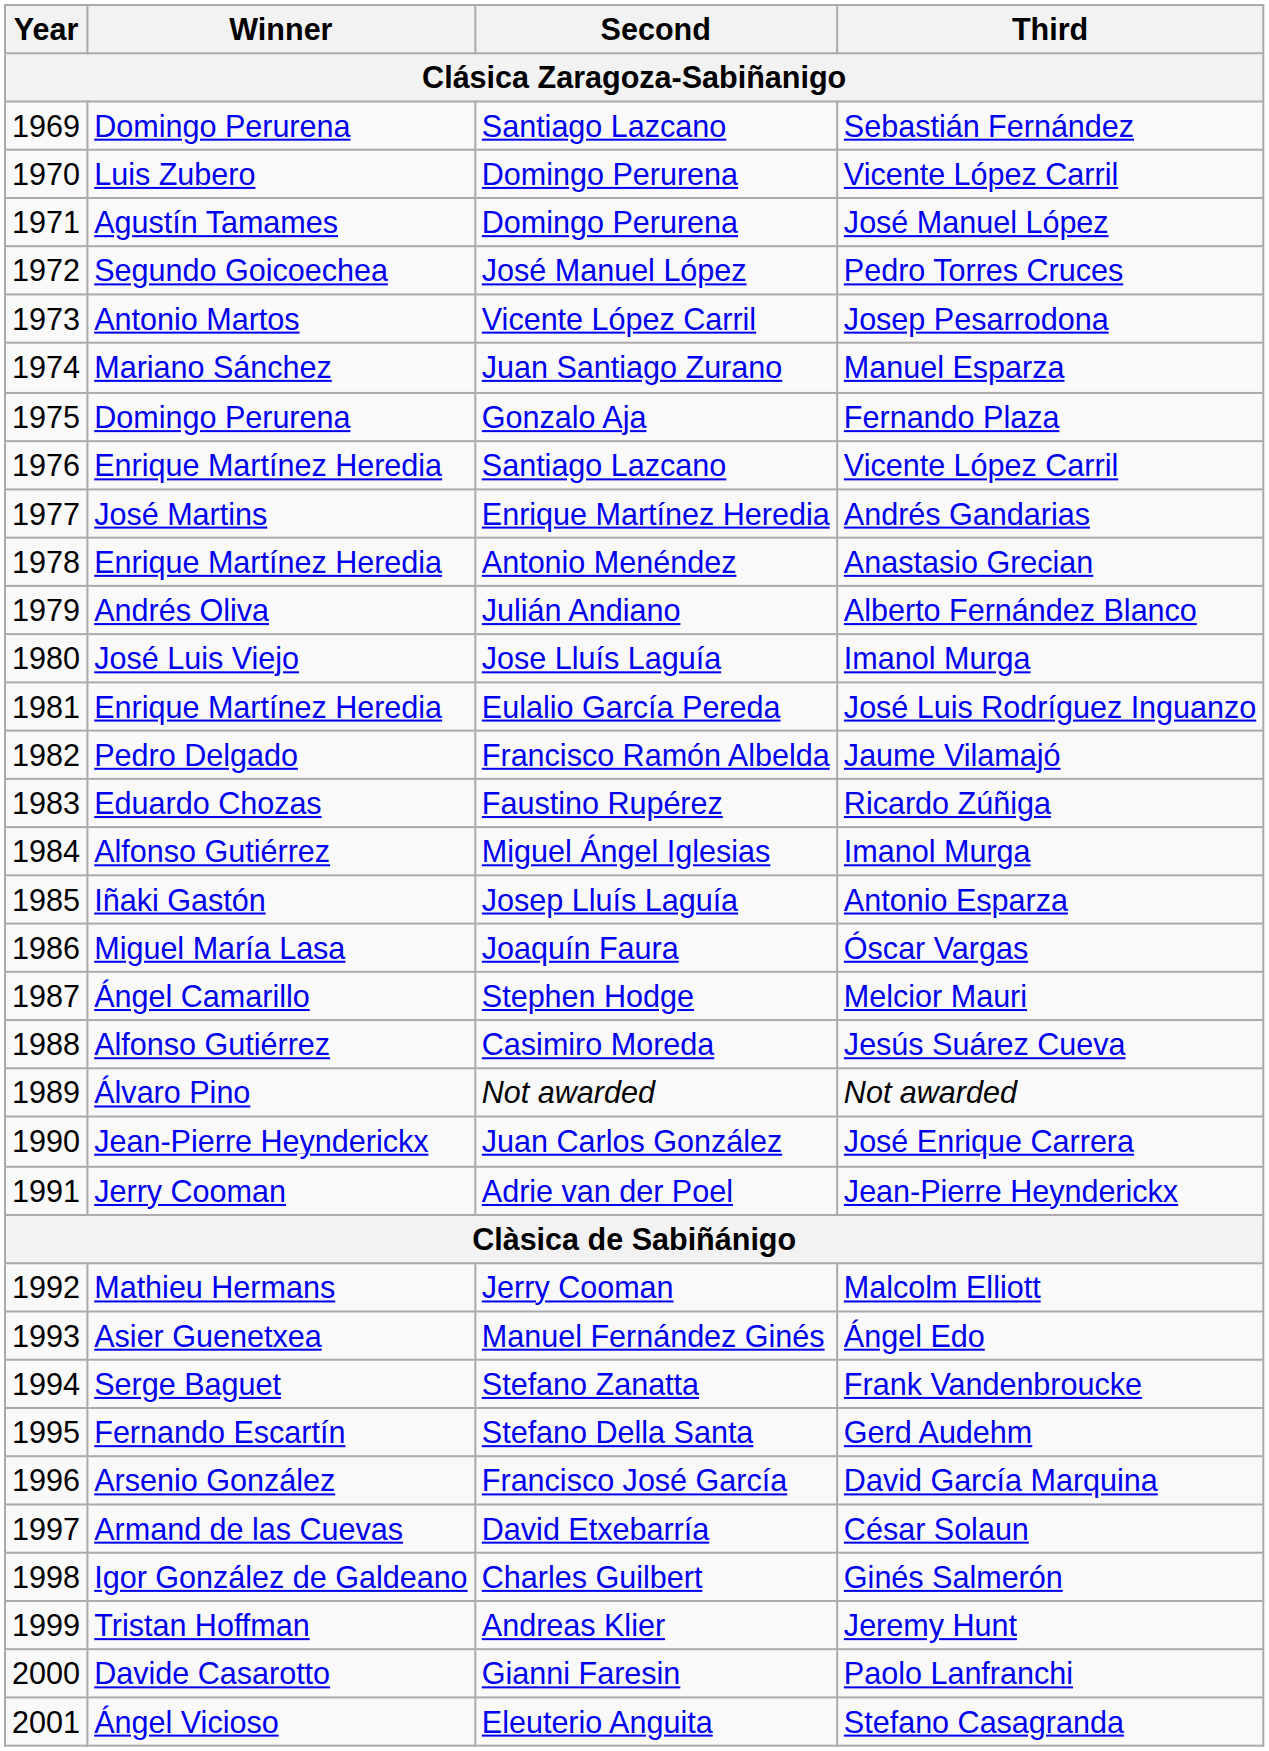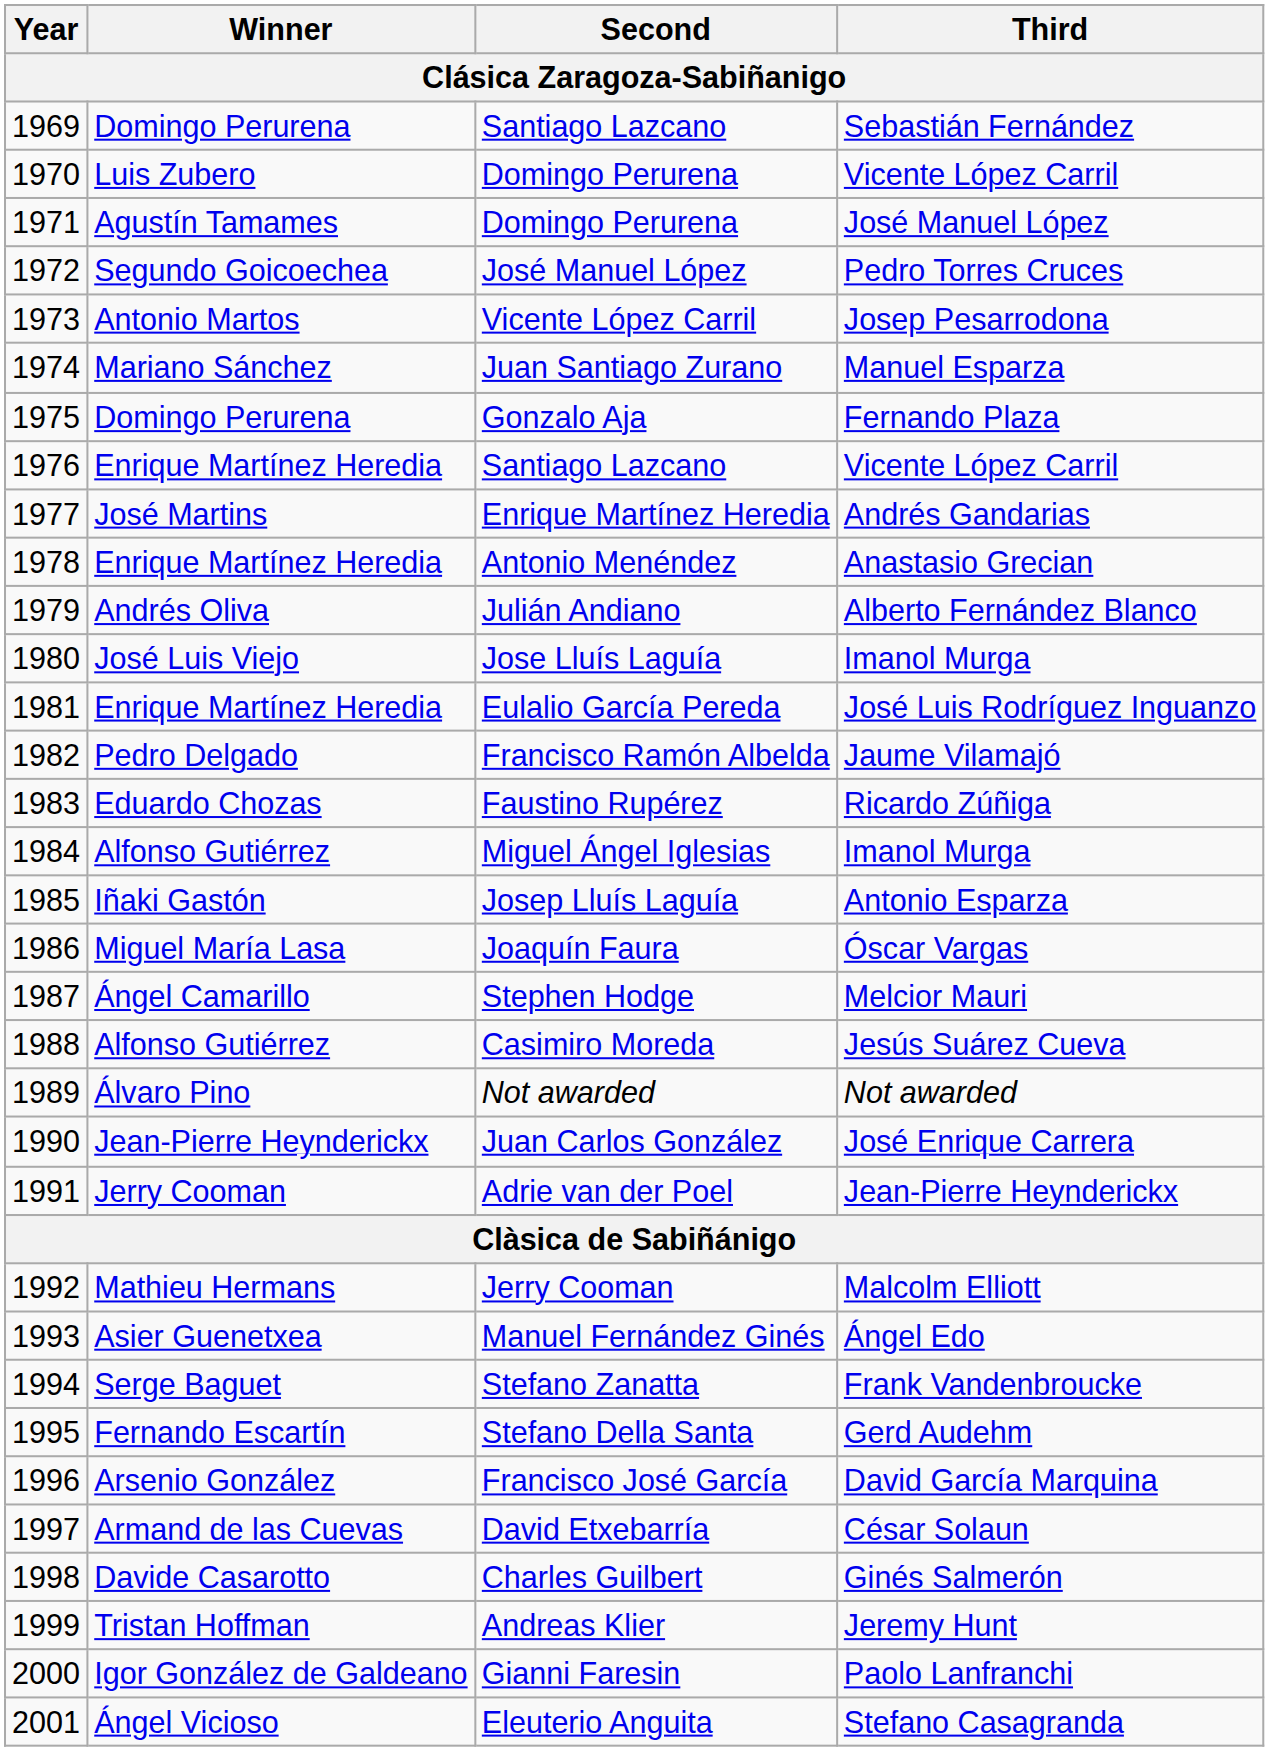(281, 1577) Igor González de Galdeano -> (212, 1577) Davide Casarotto
(212, 1674) Davide Casarotto -> (281, 1674) Igor González de Galdeano
